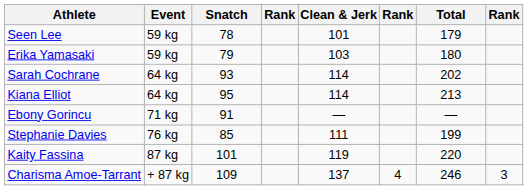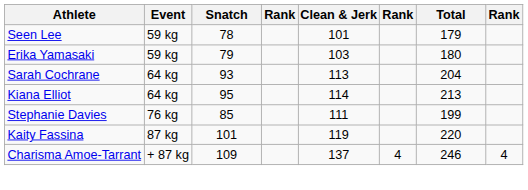(339, 75) 114 -> (339, 75) 113
(451, 75) 202 -> (451, 75) 204
- row: (49, 115)
(504, 175) 3 -> (504, 155) 4
